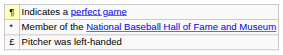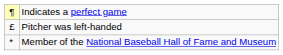rows swapped: (72, 42) <-> (149, 27)
